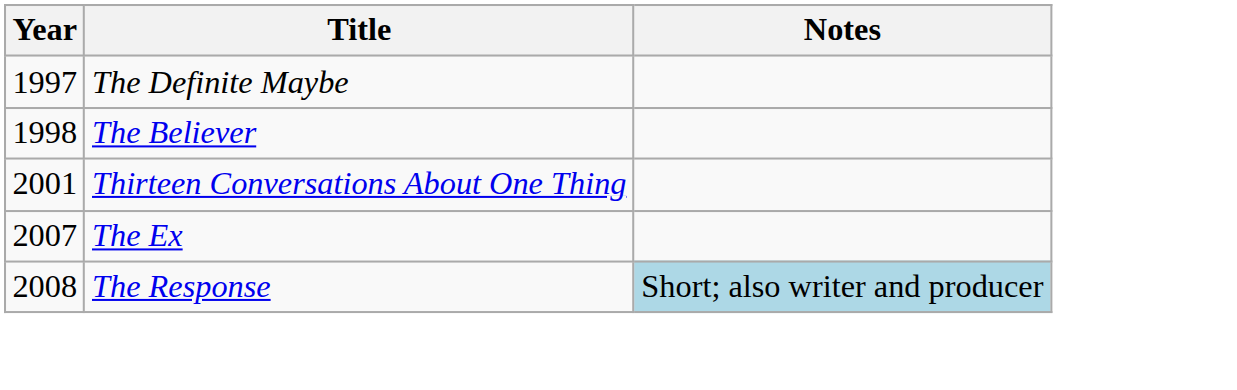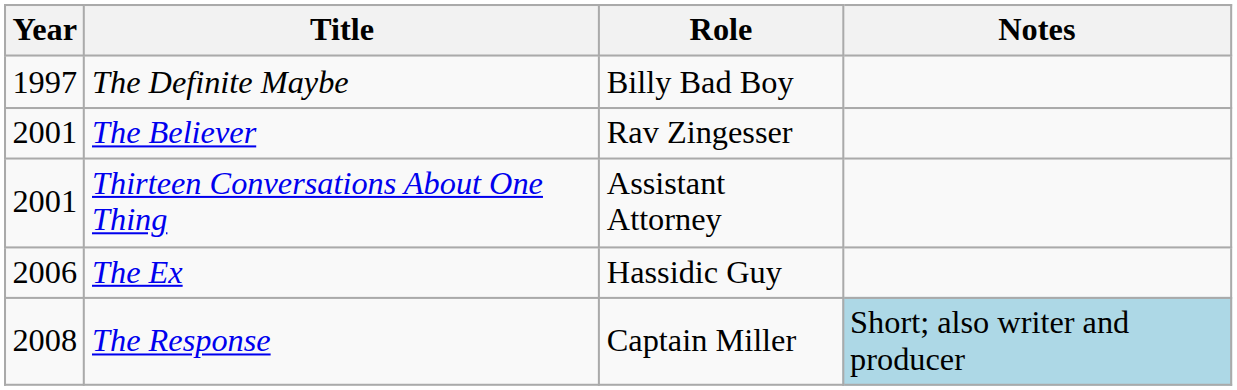+ column: (721, 30)
(45, 132) 1998 -> (45, 132) 2001
(45, 235) 2007 -> (45, 271) 2006
